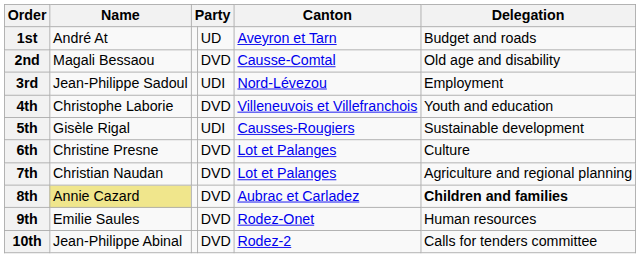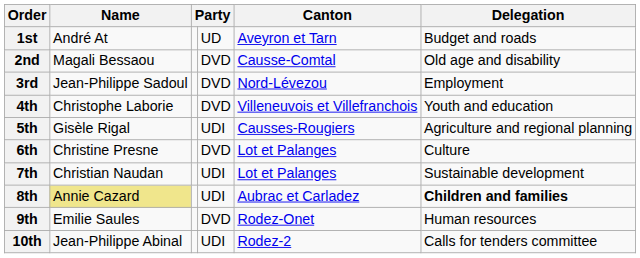(213, 83) UDI -> (216, 83) DVD
(504, 128) Sustainable development -> (528, 128) Agriculture and regional planning
(216, 173) DVD -> (213, 173) UDI
(528, 173) Agriculture and regional planning -> (504, 173) Sustainable development
(216, 196) DVD -> (213, 196) UDI
(216, 241) DVD -> (213, 241) UDI
